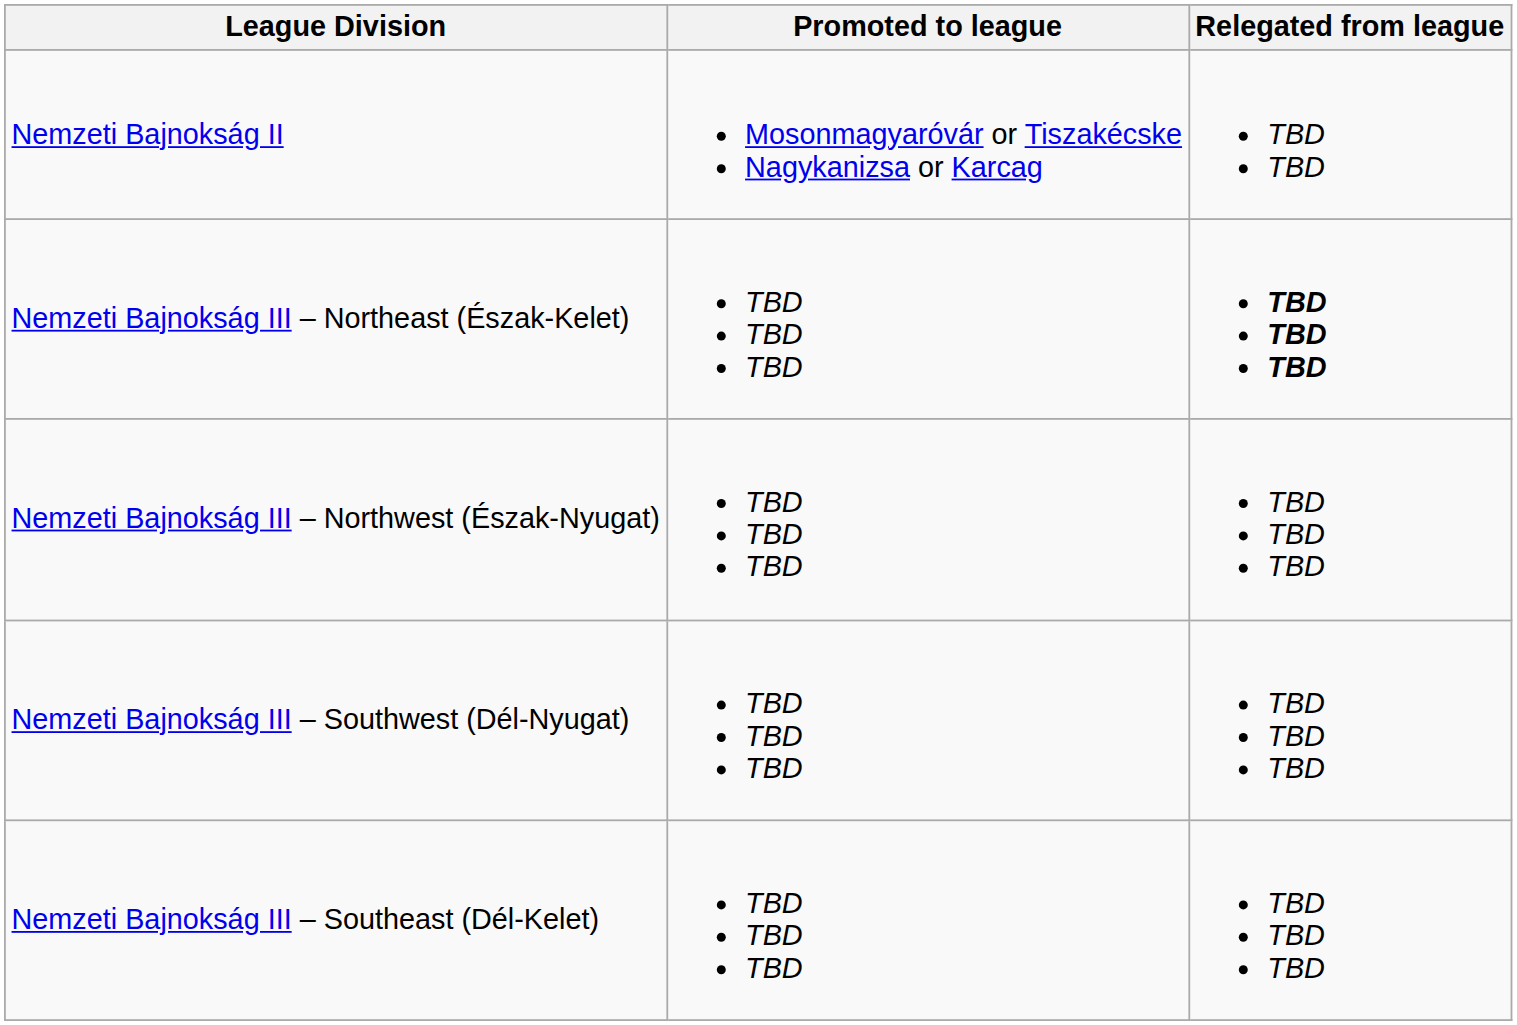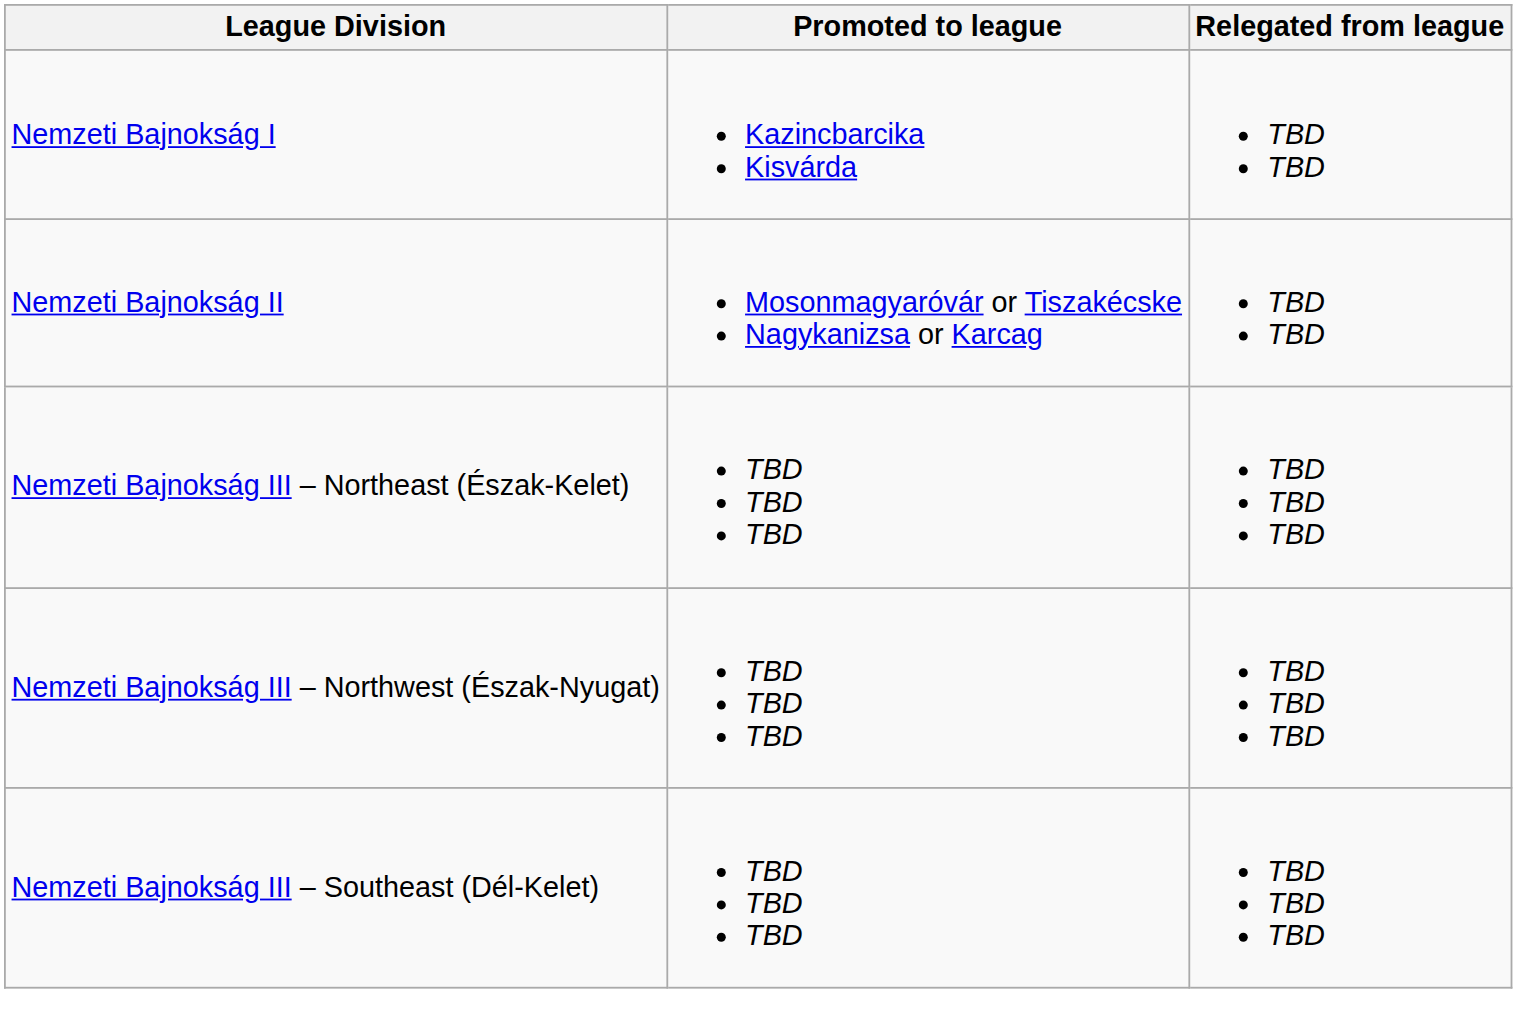+ row: (144, 134)
(1350, 335) bold -> (1350, 503) normal
- row: (320, 719)
